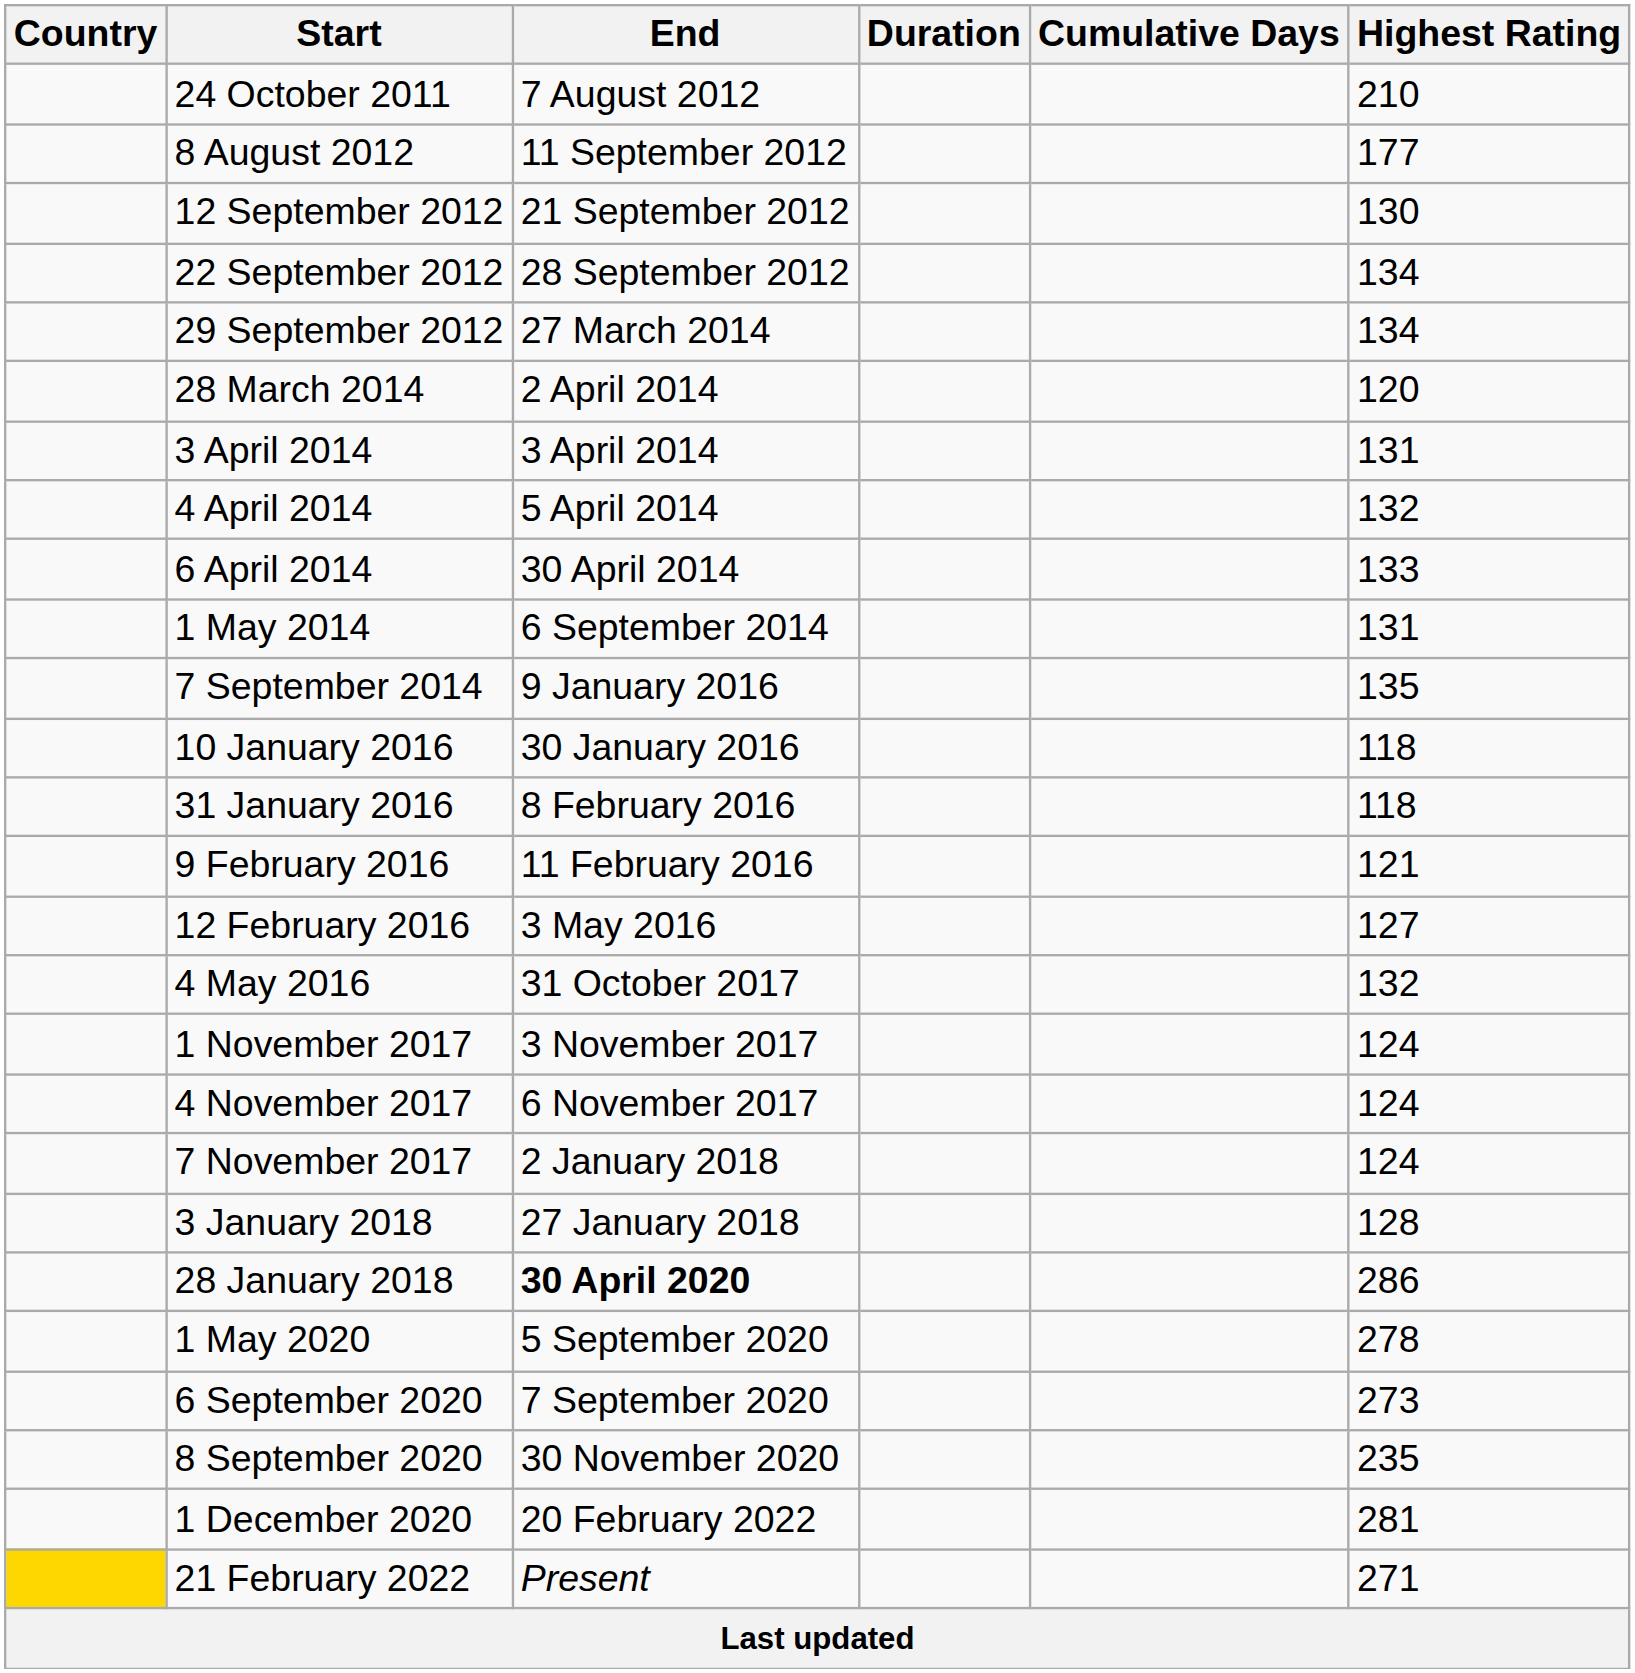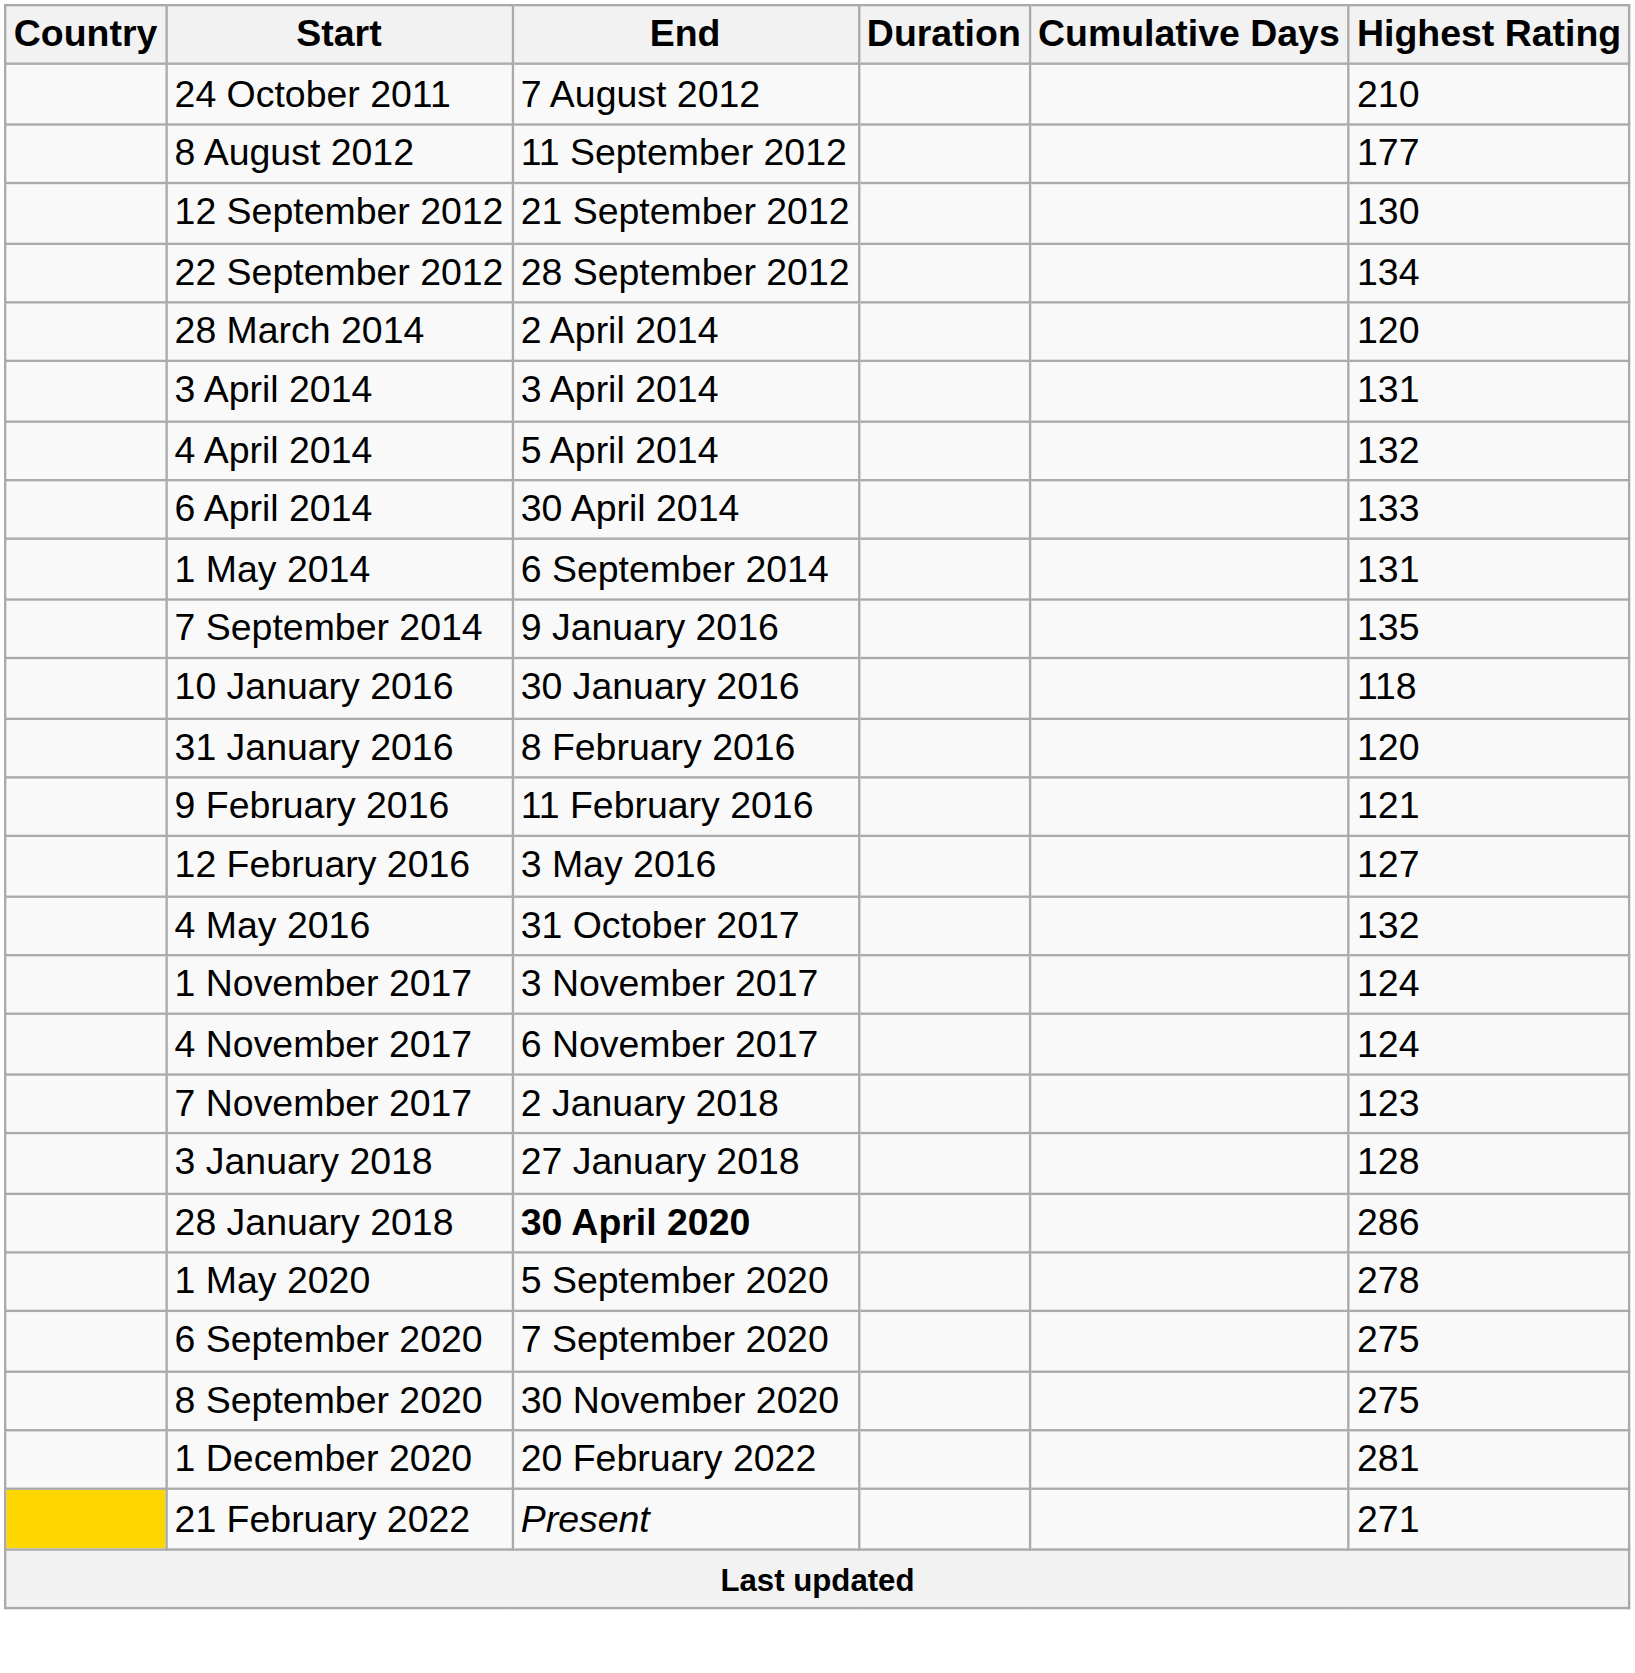- row: (339, 331)
(1387, 806) 118 -> (1388, 746) 120
(1388, 1162) 124 -> (1388, 1102) 123
(1388, 1399) 273 -> (1388, 1340) 275
(1388, 1459) 235 -> (1388, 1399) 275
